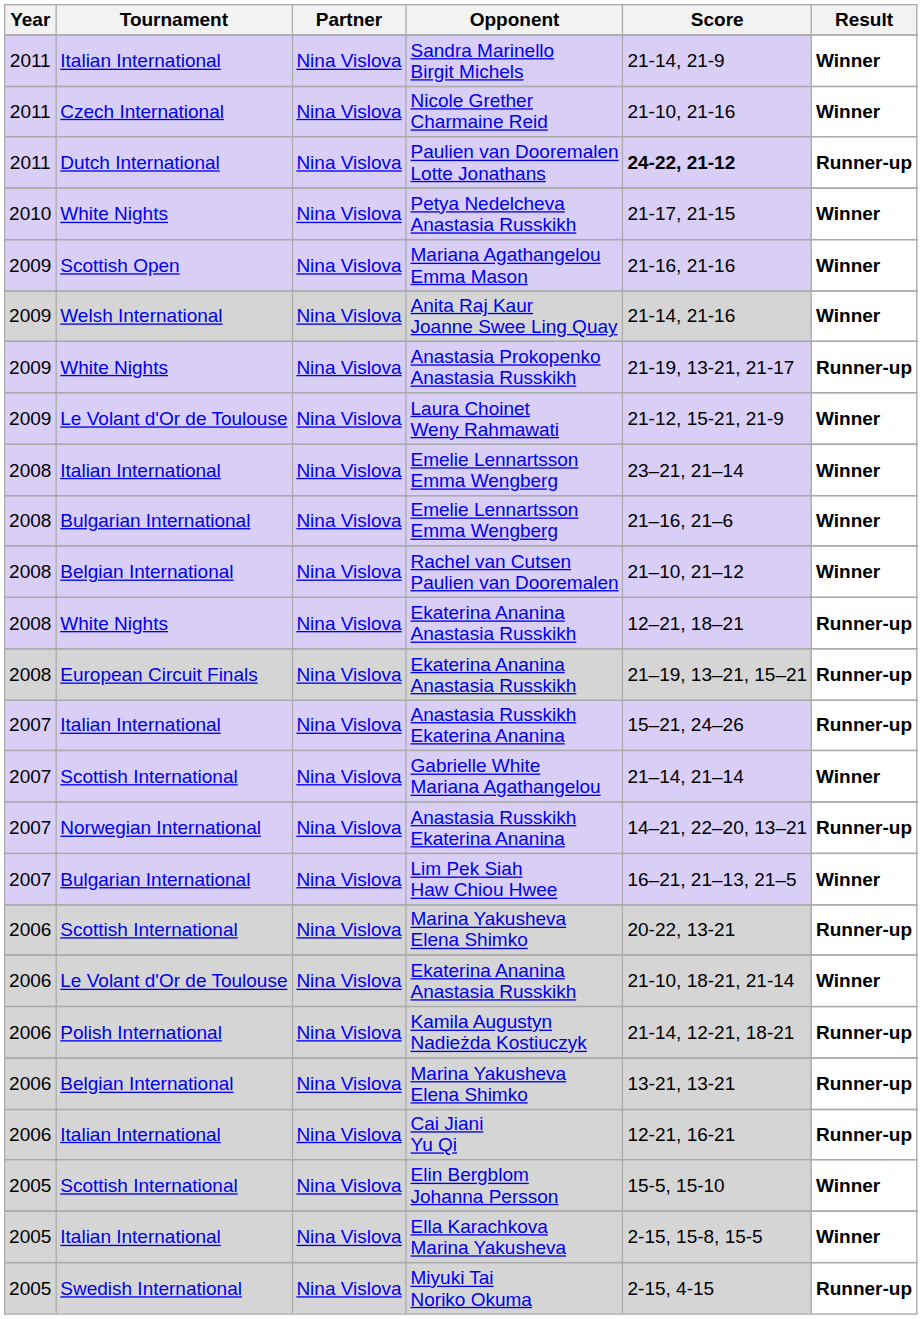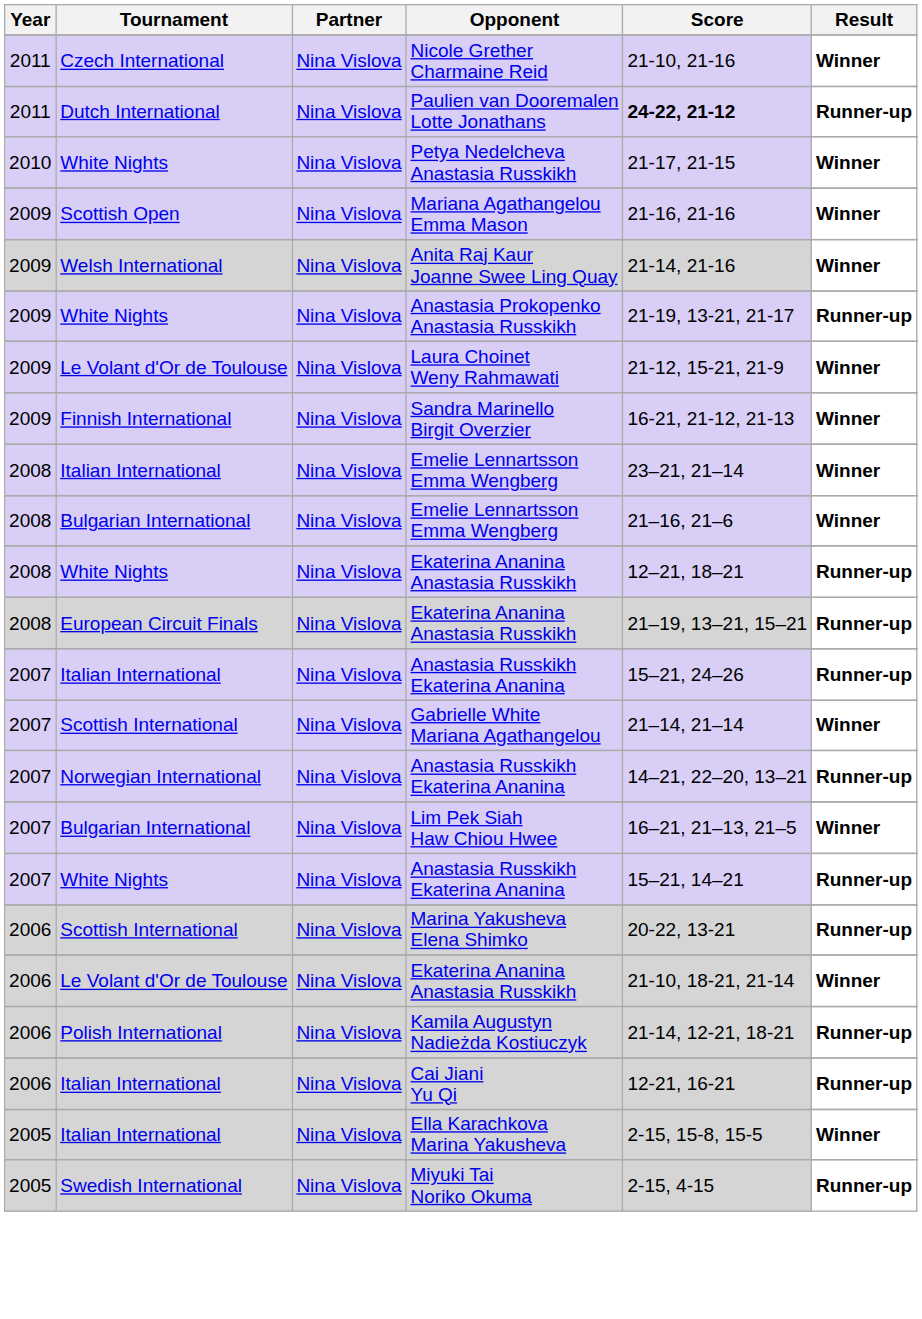- row: (141, 61)
+ row: (146, 419)
- row: (147, 572)
+ row: (114, 879)
- row: (147, 1084)
- row: (149, 1186)
